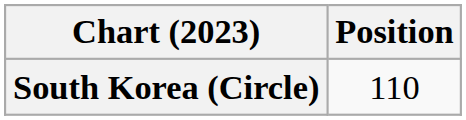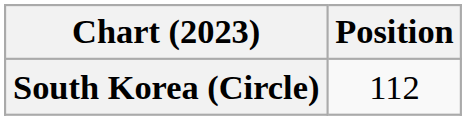(394, 86) 110 -> (394, 86) 112
